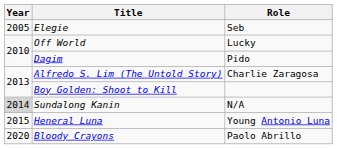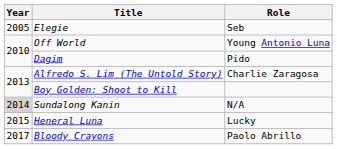(241, 43) Lucky -> (278, 43) Young Antonio Luna
(278, 120) Young Antonio Luna -> (241, 120) Lucky
(18, 136) 2020 -> (18, 136) 2017
